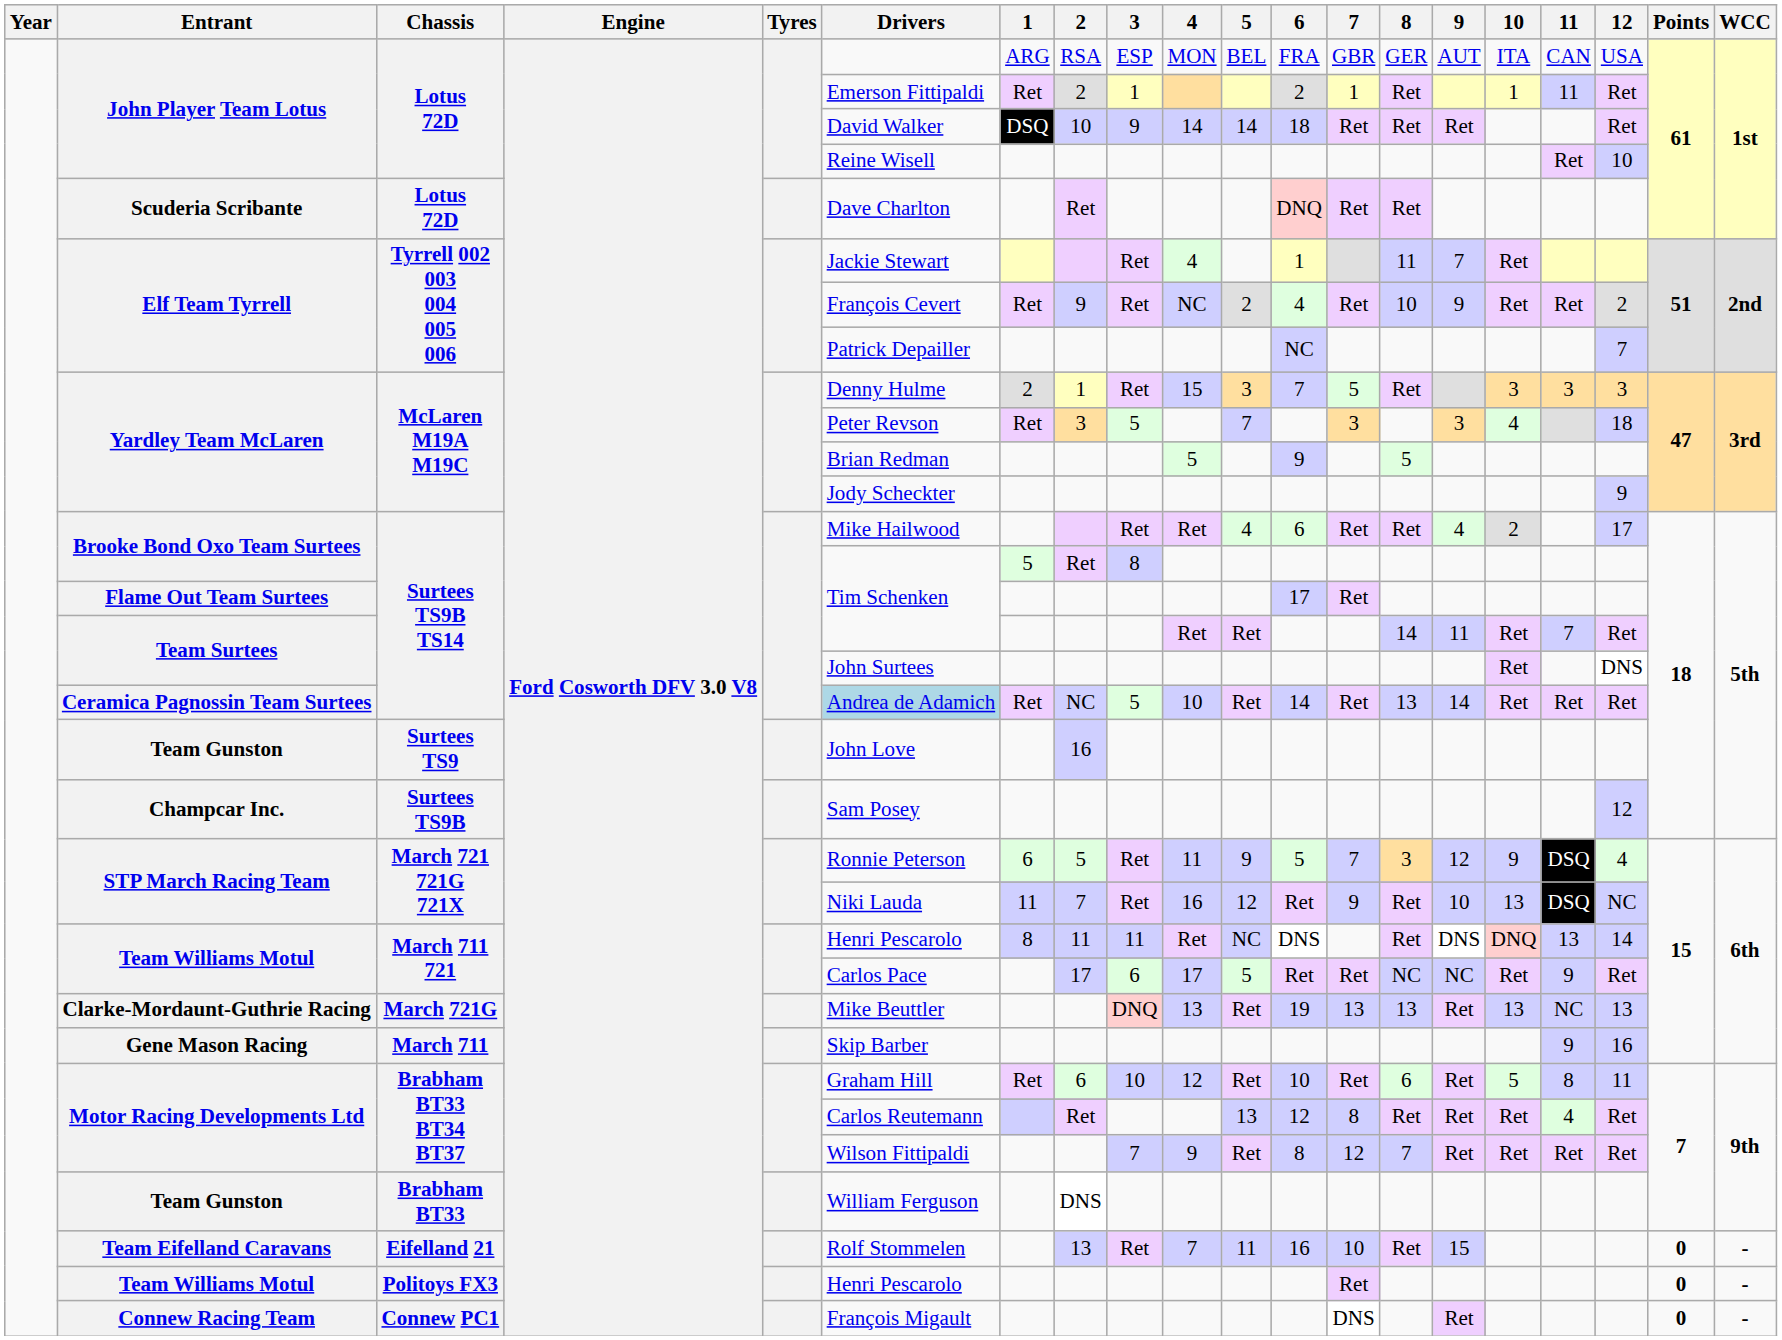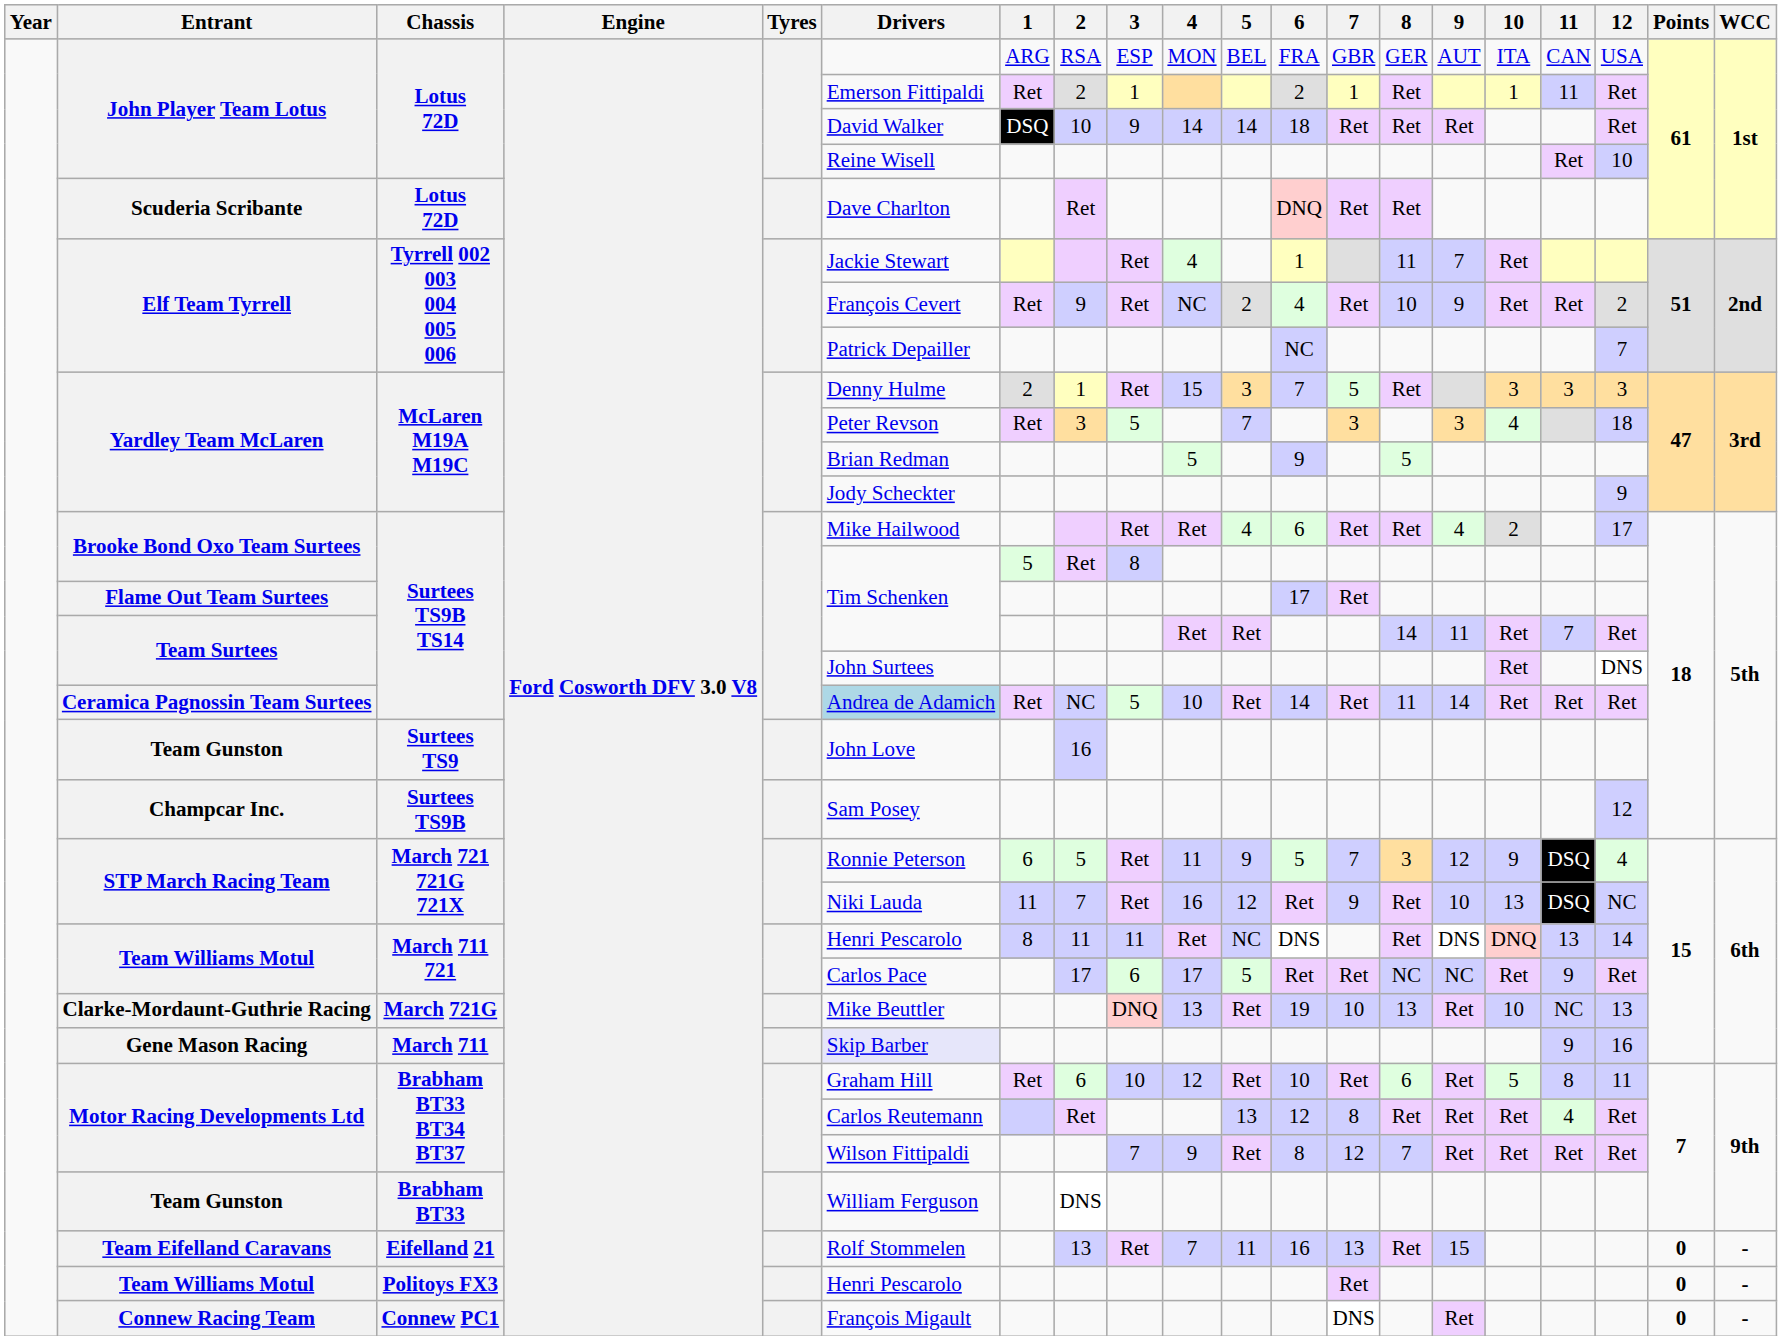(1406, 701) 13 -> (1406, 701) 11
(1354, 1009) 13 -> (1354, 1009) 10
(1514, 1009) 13 -> (1514, 1009) 10
(877, 1044) no background -> (877, 1044) lavender background
(1354, 1248) 10 -> (1354, 1248) 13
